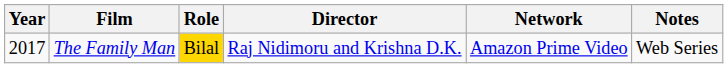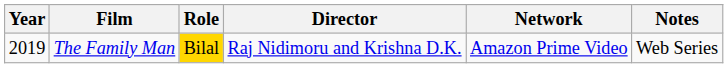(27, 47) 2017 -> (27, 47) 2019
